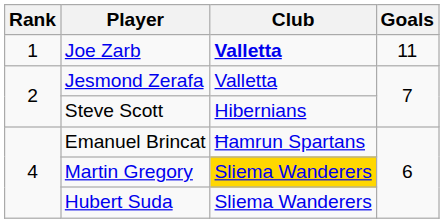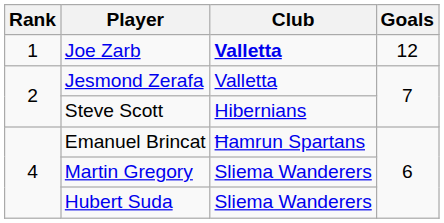(407, 50) 11 -> (407, 50) 12
(293, 171) gold background -> (293, 171) no background
